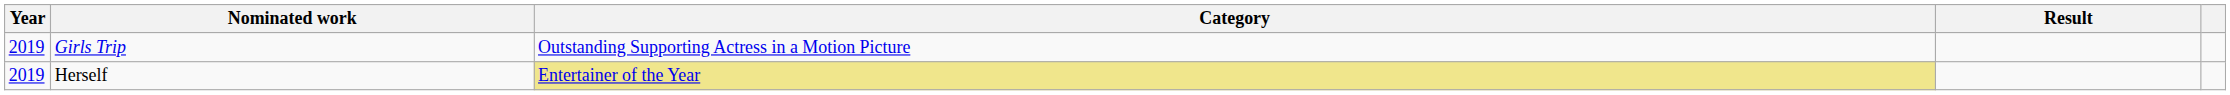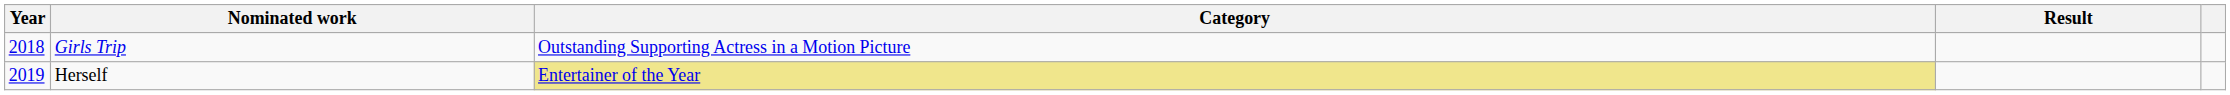(27, 47) 2019 -> (27, 47) 2018
